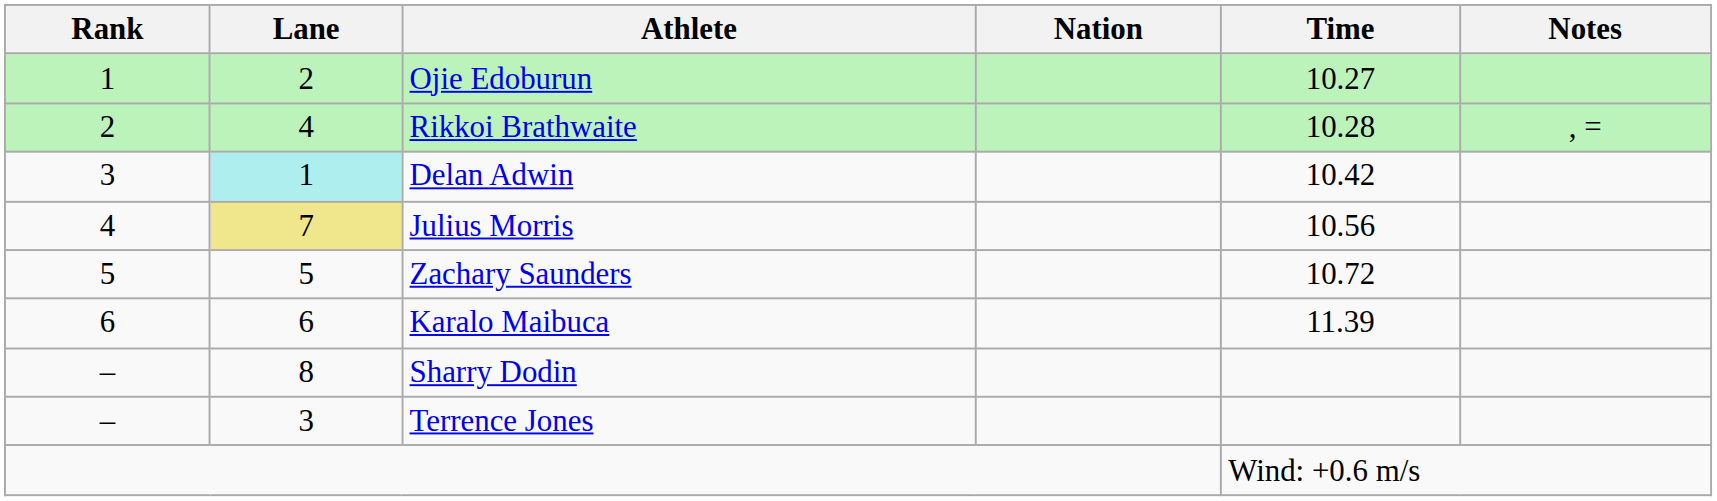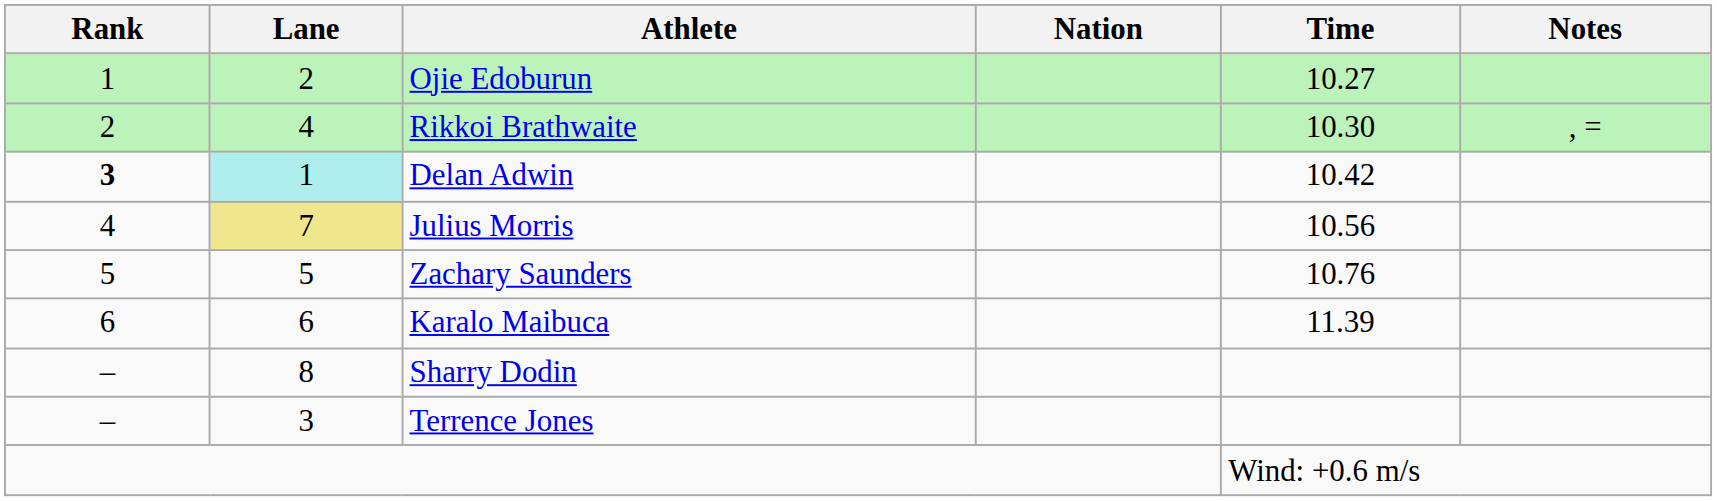(1340, 126) 10.28 -> (1340, 126) 10.30
(107, 175) normal -> (107, 175) bold
(1340, 273) 10.72 -> (1340, 273) 10.76
